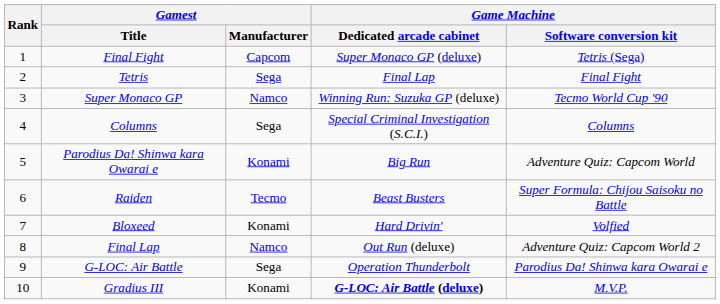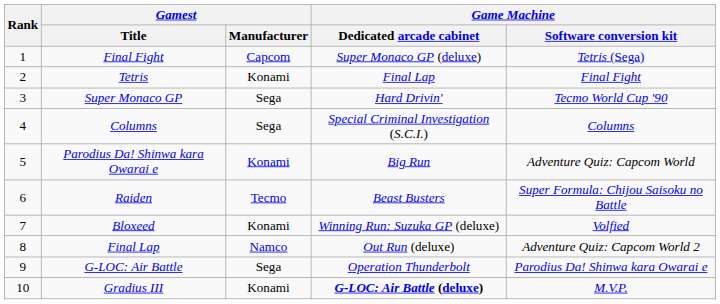(268, 77) Sega -> (268, 77) Konami
(268, 98) Namco -> (268, 98) Sega
(409, 98) Winning Run: Suzuka GP (deluxe) -> (409, 98) Hard Drivin'
(409, 225) Hard Drivin' -> (409, 225) Winning Run: Suzuka GP (deluxe)
